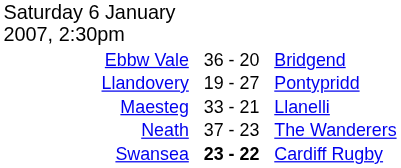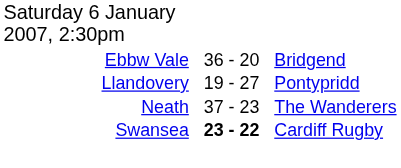- row: (155, 107)
